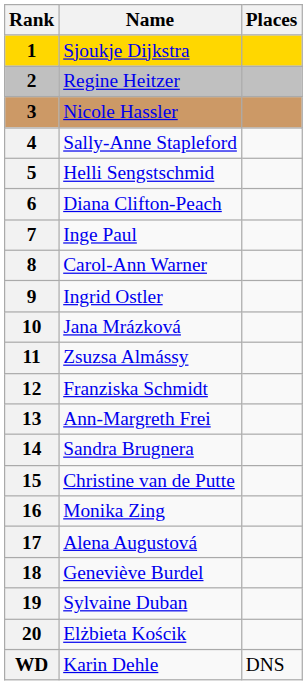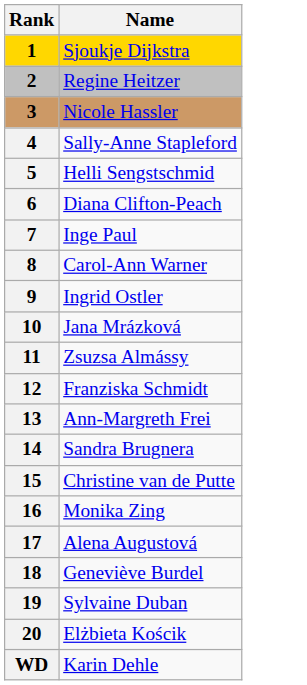- column: (272, 19)
